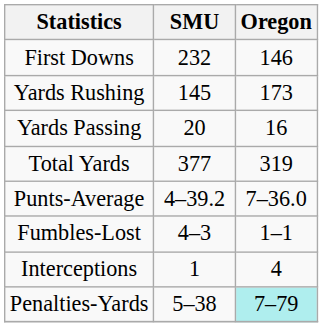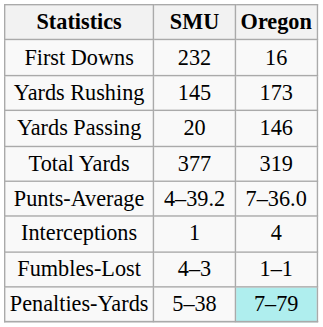(276, 57) 146 -> (276, 57) 16
(276, 127) 16 -> (276, 127) 146
rows swapped: (79, 233) <-> (79, 269)
